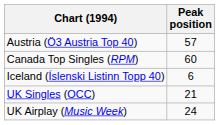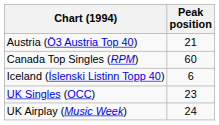(191, 42) 57 -> (191, 42) 21
(191, 94) 21 -> (191, 94) 23
